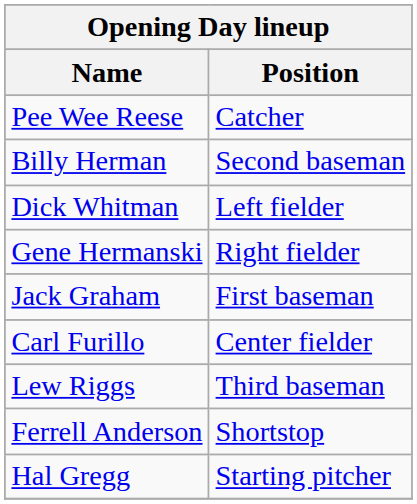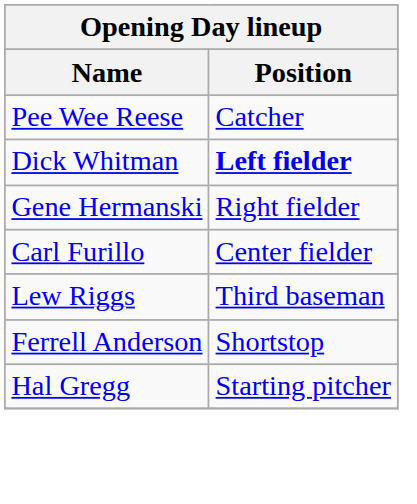- row: (89, 161)
(280, 206) normal -> (284, 161) bold
- row: (86, 296)
